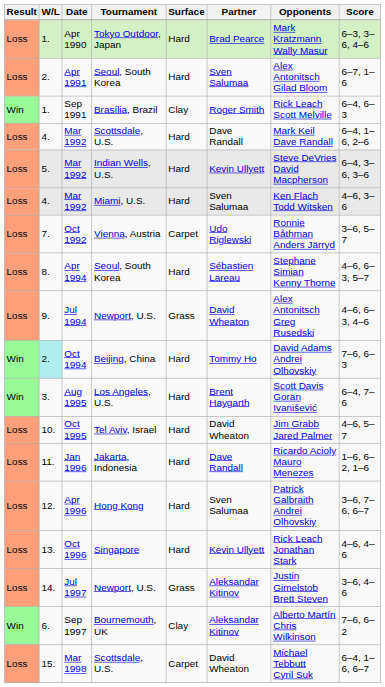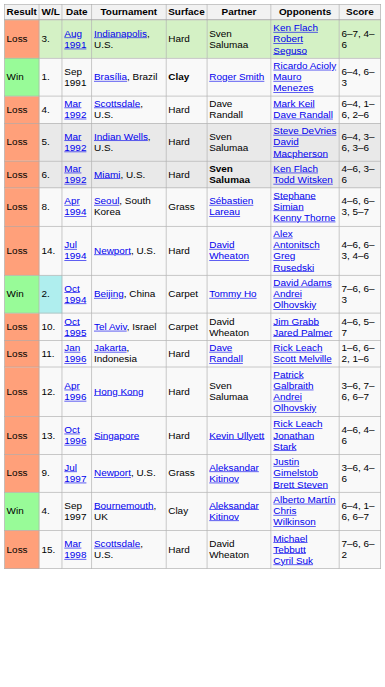- row: (75, 39)
- row: (75, 77)
+ row: (75, 39)
(178, 109) normal -> (179, 77) bold
(303, 109) Rick Leach Scott Melville -> (305, 77) Ricardo Acioly Mauro Menezes
(237, 169) Kevin Ullyett -> (229, 142) Sven Salumaa
(46, 201) 4. -> (46, 174) 6.
(229, 201) normal -> (230, 174) bold
- row: (75, 234)
(179, 272) Hard -> (181, 207) Grass
(46, 315) 9. -> (48, 250) 14.
(181, 315) Grass -> (179, 250) Hard
(179, 359) Hard -> (183, 294) Carpet
- row: (75, 397)
(179, 429) Hard -> (183, 326) Carpet
(305, 462) Ricardo Acioly Mauro Menezes -> (303, 353) Rick Leach Scott Melville
(48, 587) 14. -> (46, 473) 9.
(46, 625) 6. -> (46, 511) 4.
(358, 625) 7–6, 6–2 -> (358, 511) 6–4, 1–6, 6–7
(183, 663) Carpet -> (179, 549) Hard
(358, 663) 6–4, 1–6, 6–7 -> (358, 549) 7–6, 6–2
